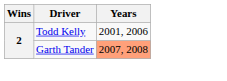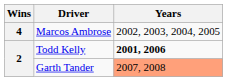+ row: (74, 31)
(123, 31) normal -> (141, 49) bold
